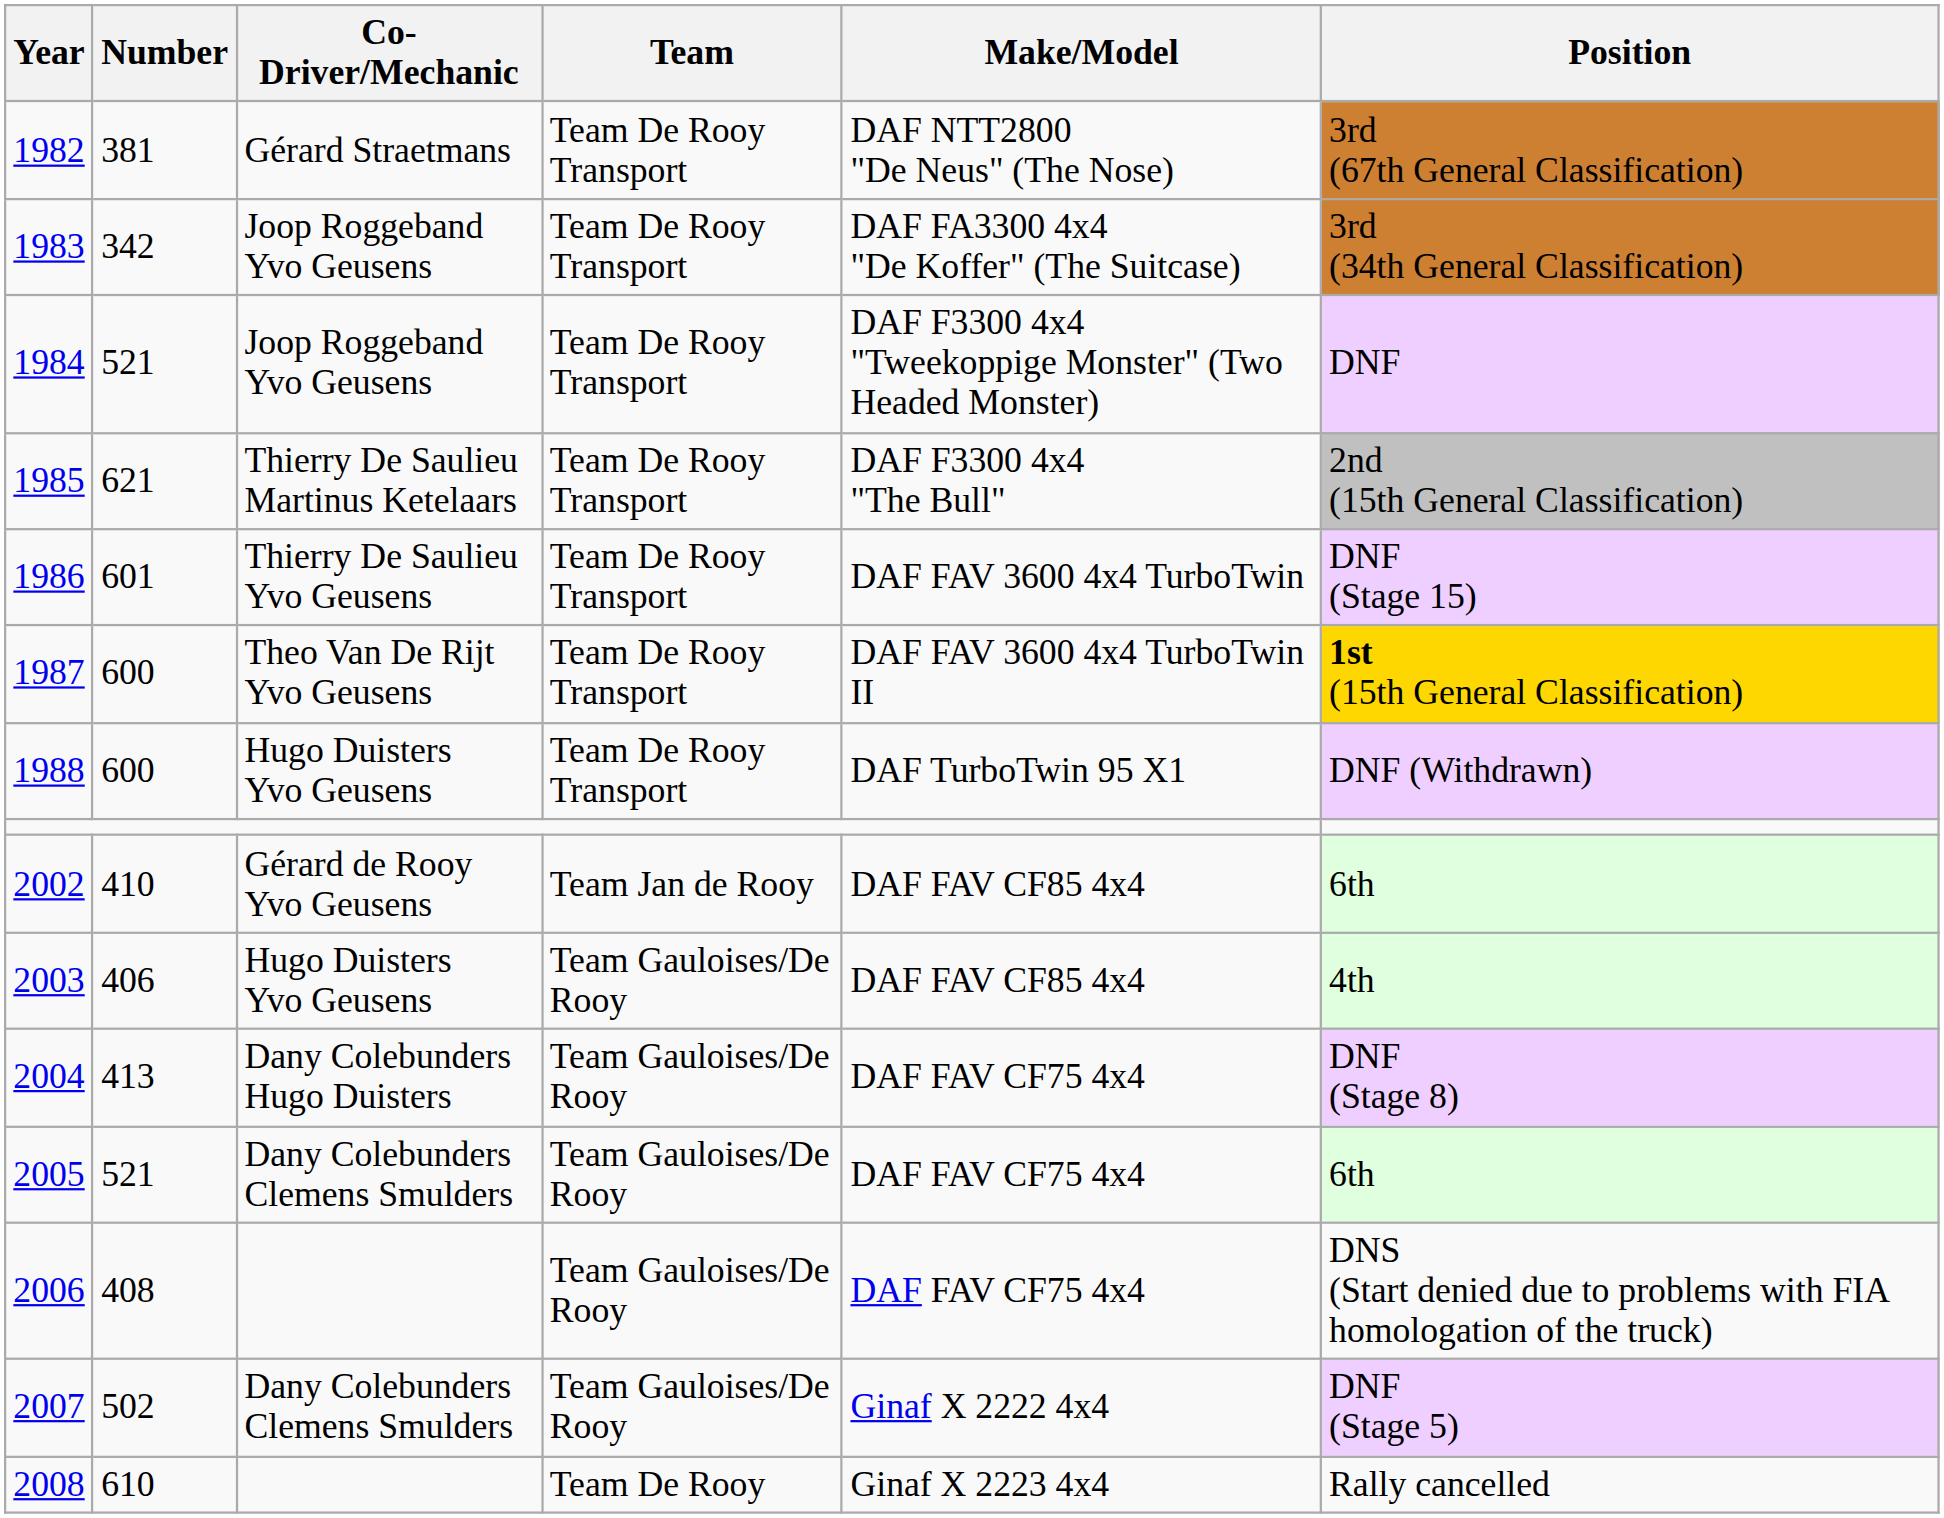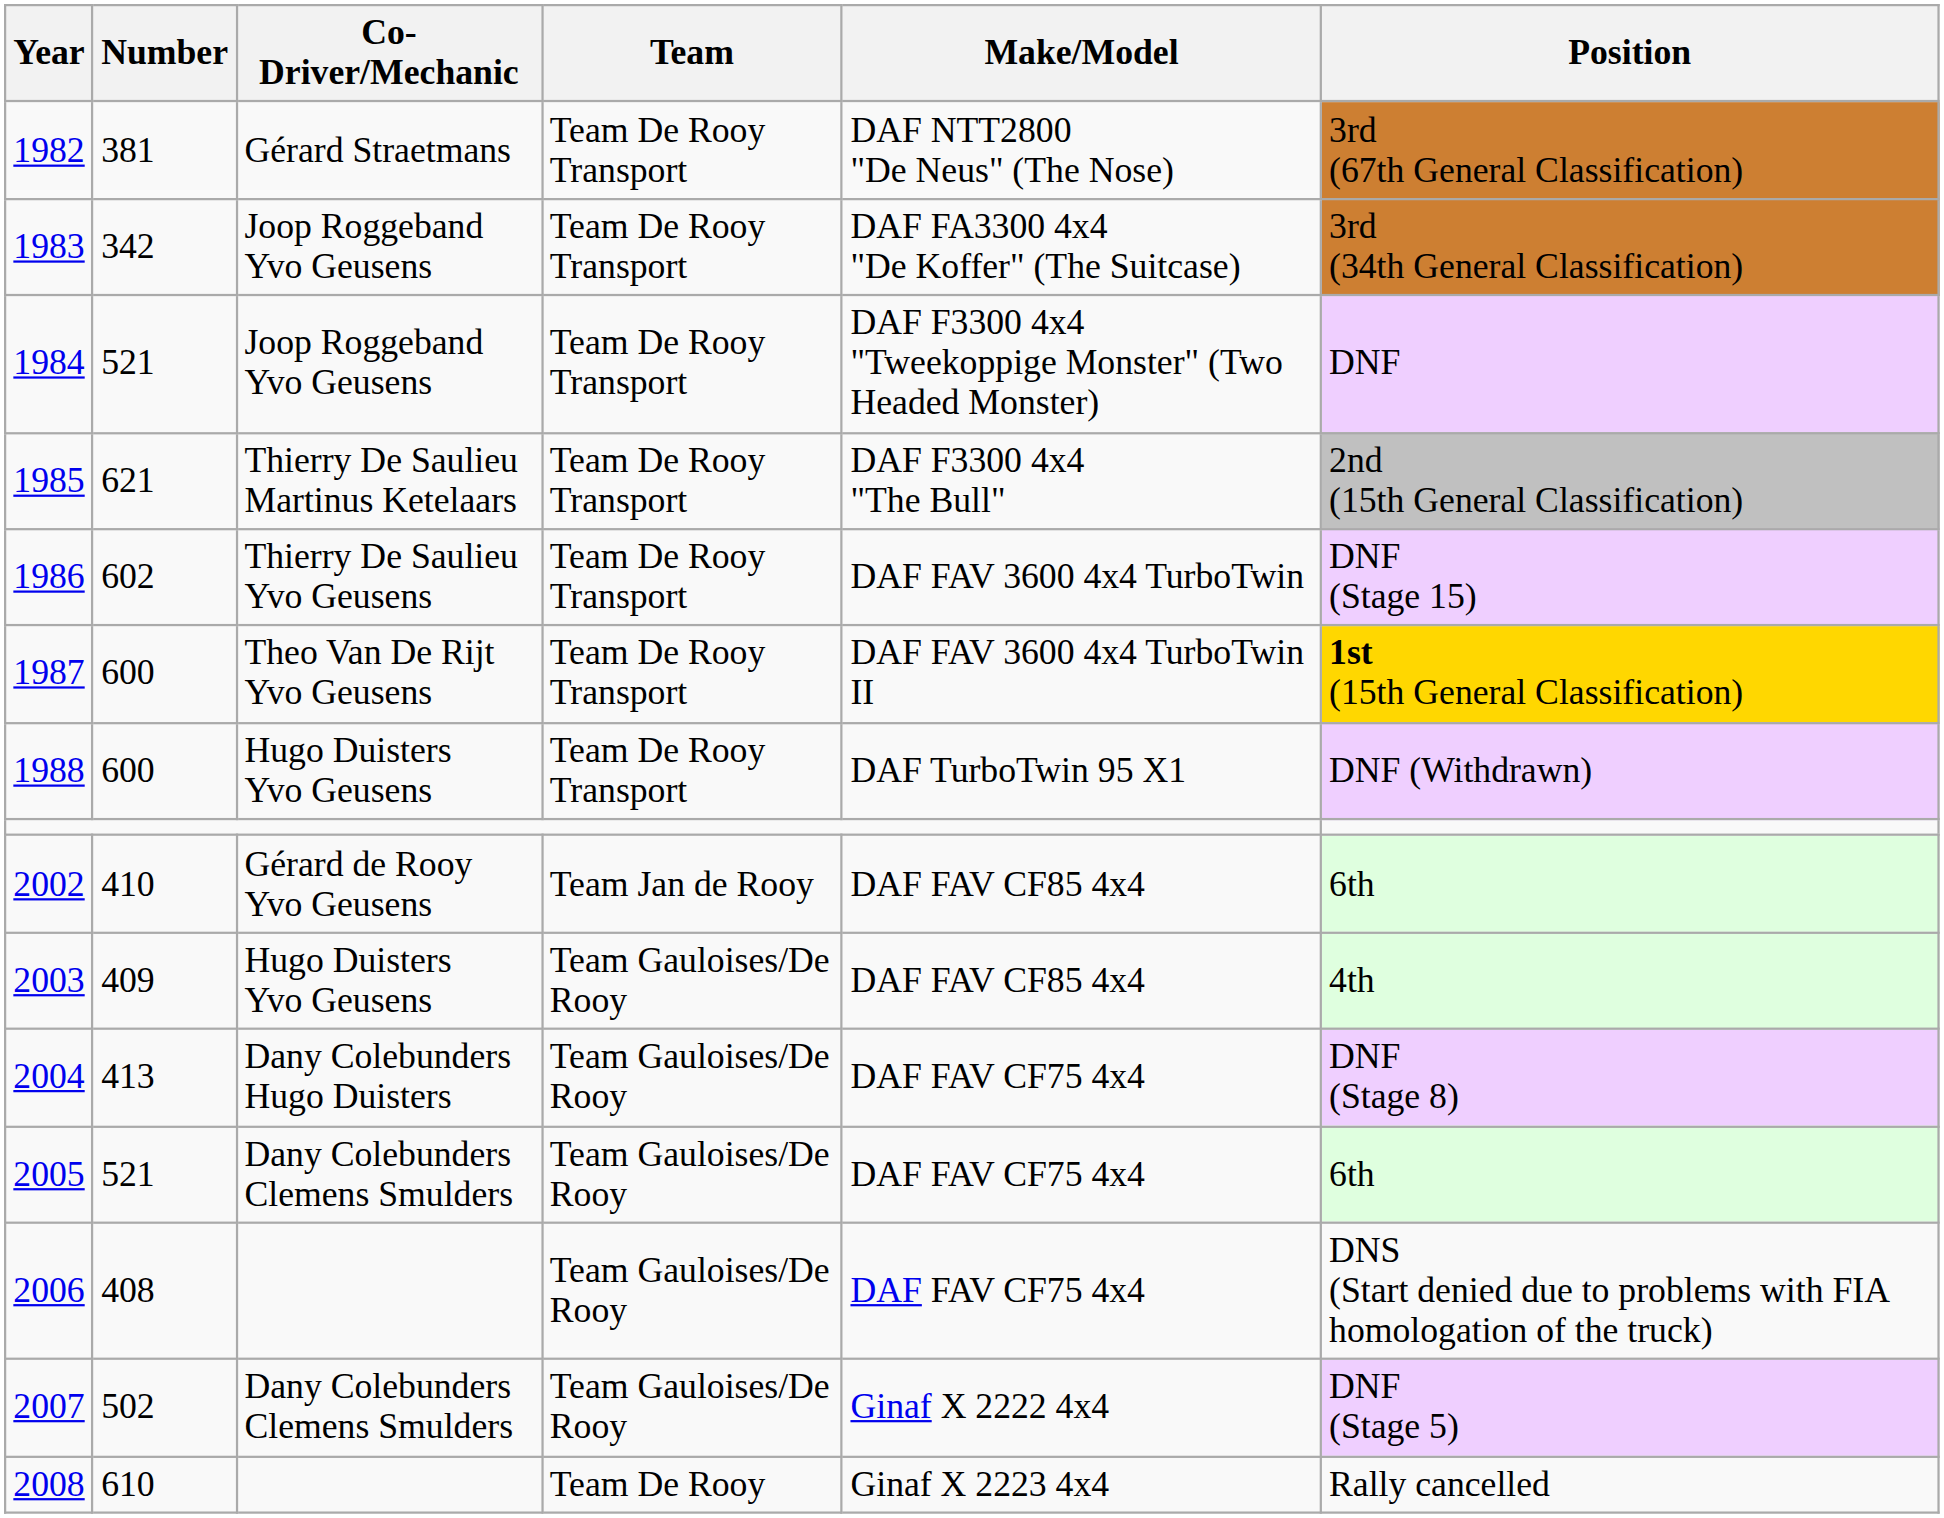(128, 576) 601 -> (128, 576) 602
(128, 979) 406 -> (128, 979) 409
